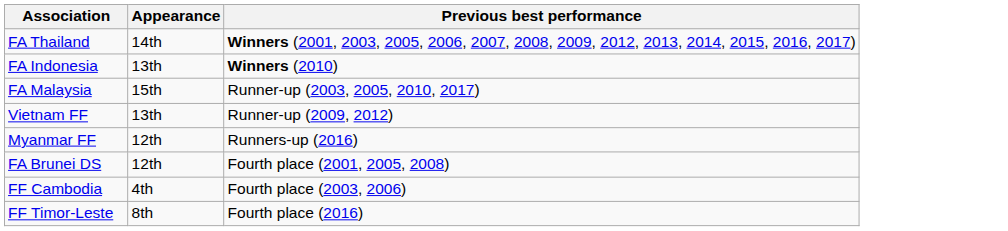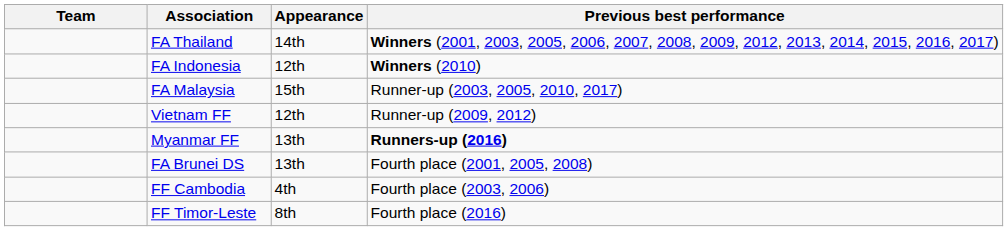+ column: (76, 16)
(147, 66) 13th -> (290, 66) 12th
(147, 115) 13th -> (290, 115) 12th
(147, 139) 12th -> (290, 139) 13th
(293, 139) normal -> (439, 139) bold
(147, 164) 12th -> (290, 164) 13th
